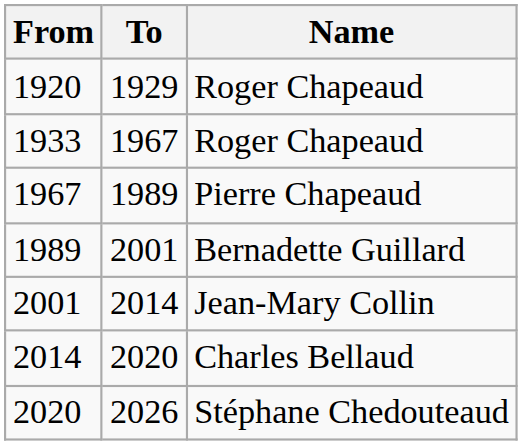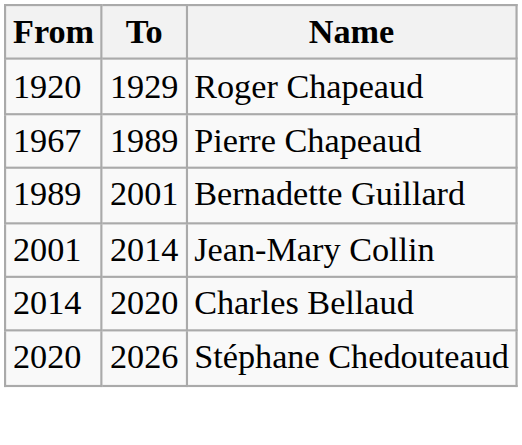- row: (47, 140)
